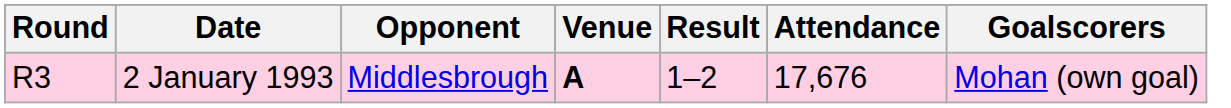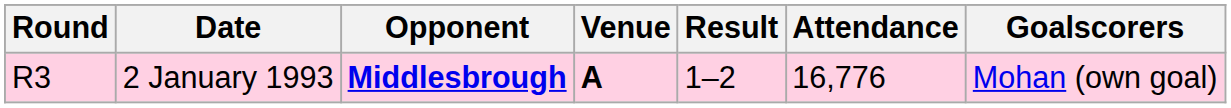(448, 77) normal -> (457, 77) bold
(821, 77) 17,676 -> (839, 77) 16,776
